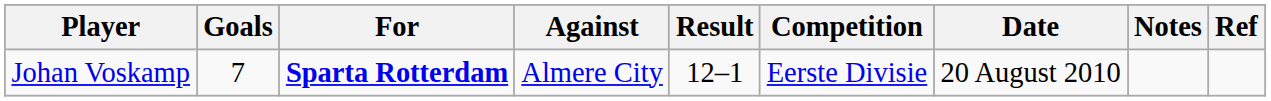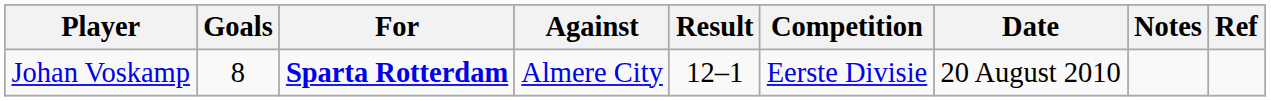(238, 72) 7 -> (238, 72) 8
